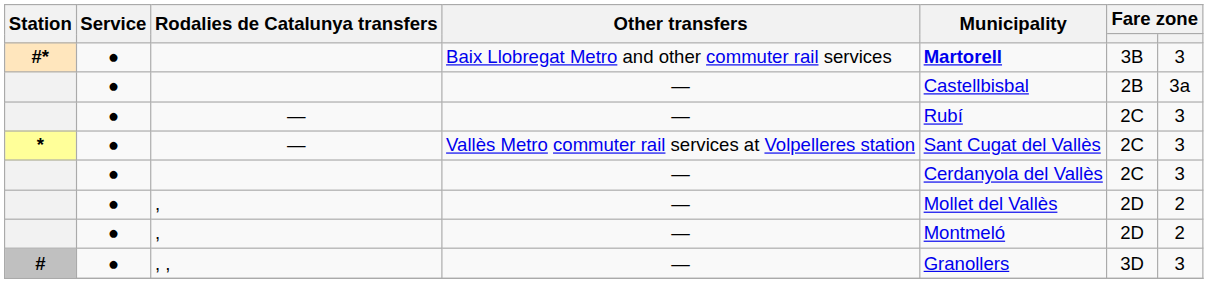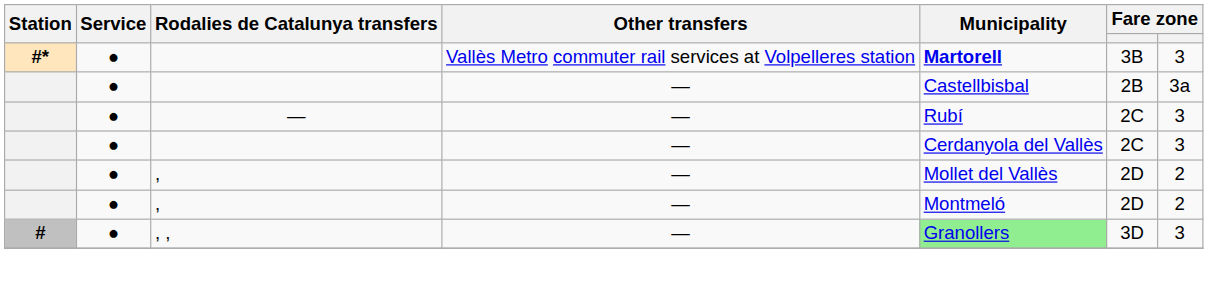(669, 57) Baix Llobregat Metro and other commuter rail services -> (681, 57) Vallès Metro commuter rail services at Volpelleres station
- row: (40, 145)
(966, 263) no background -> (966, 233) lightgreen background
